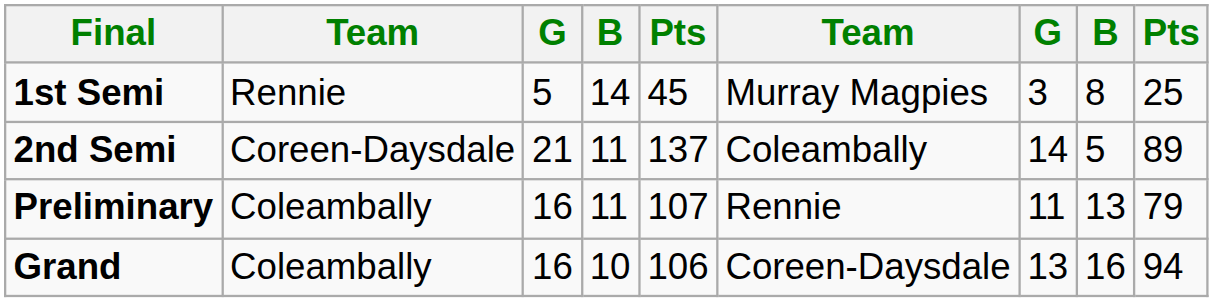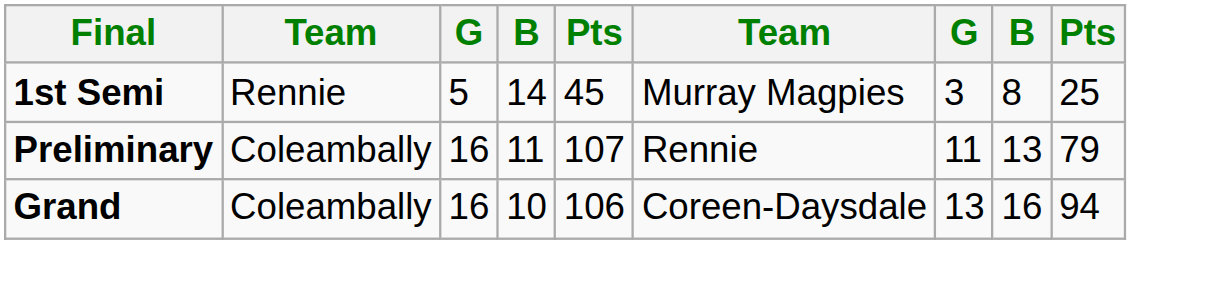- row: (95, 149)
